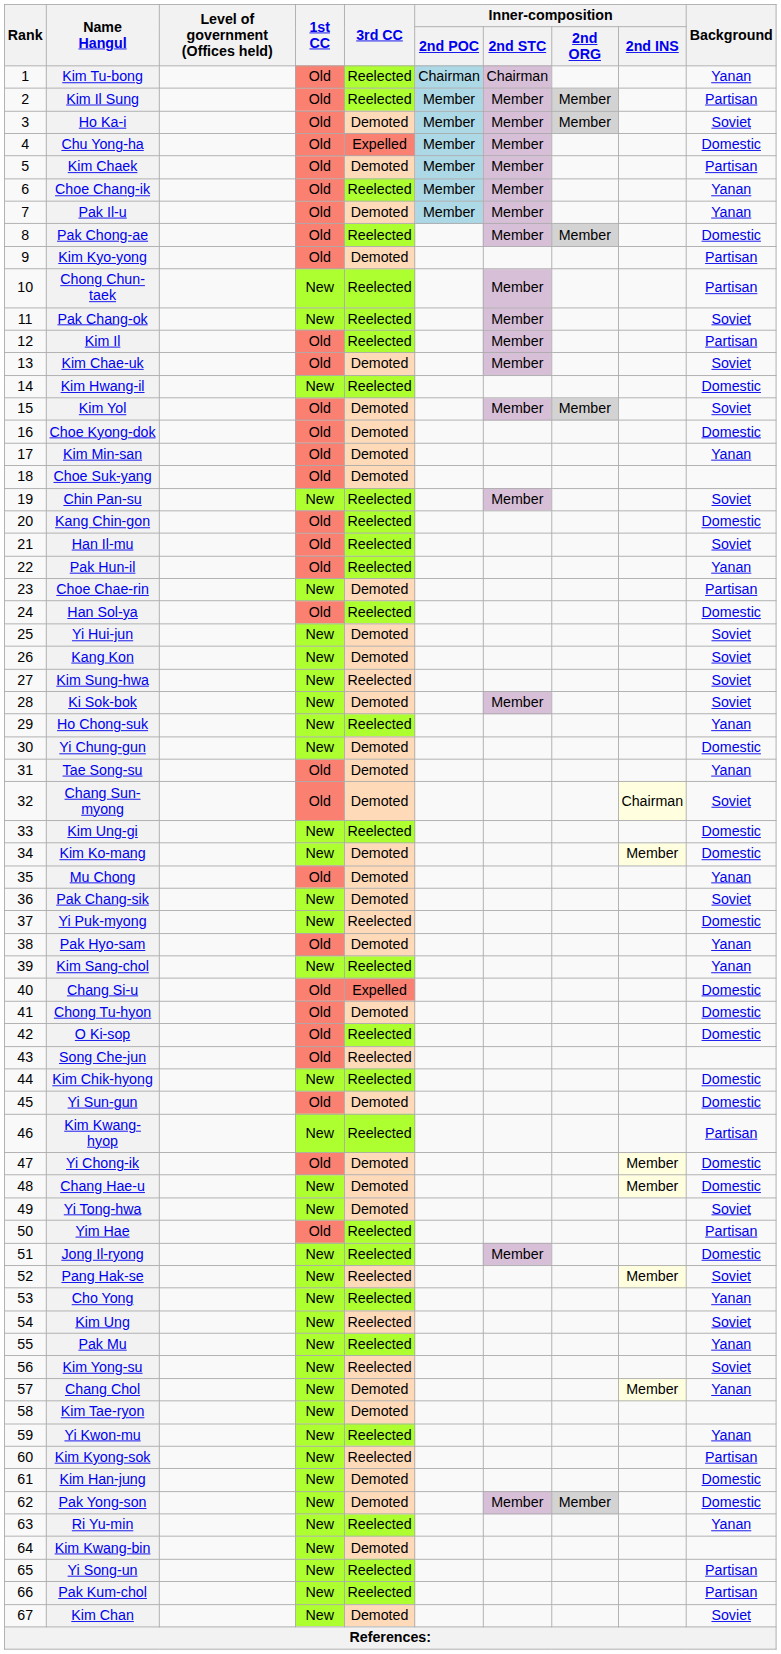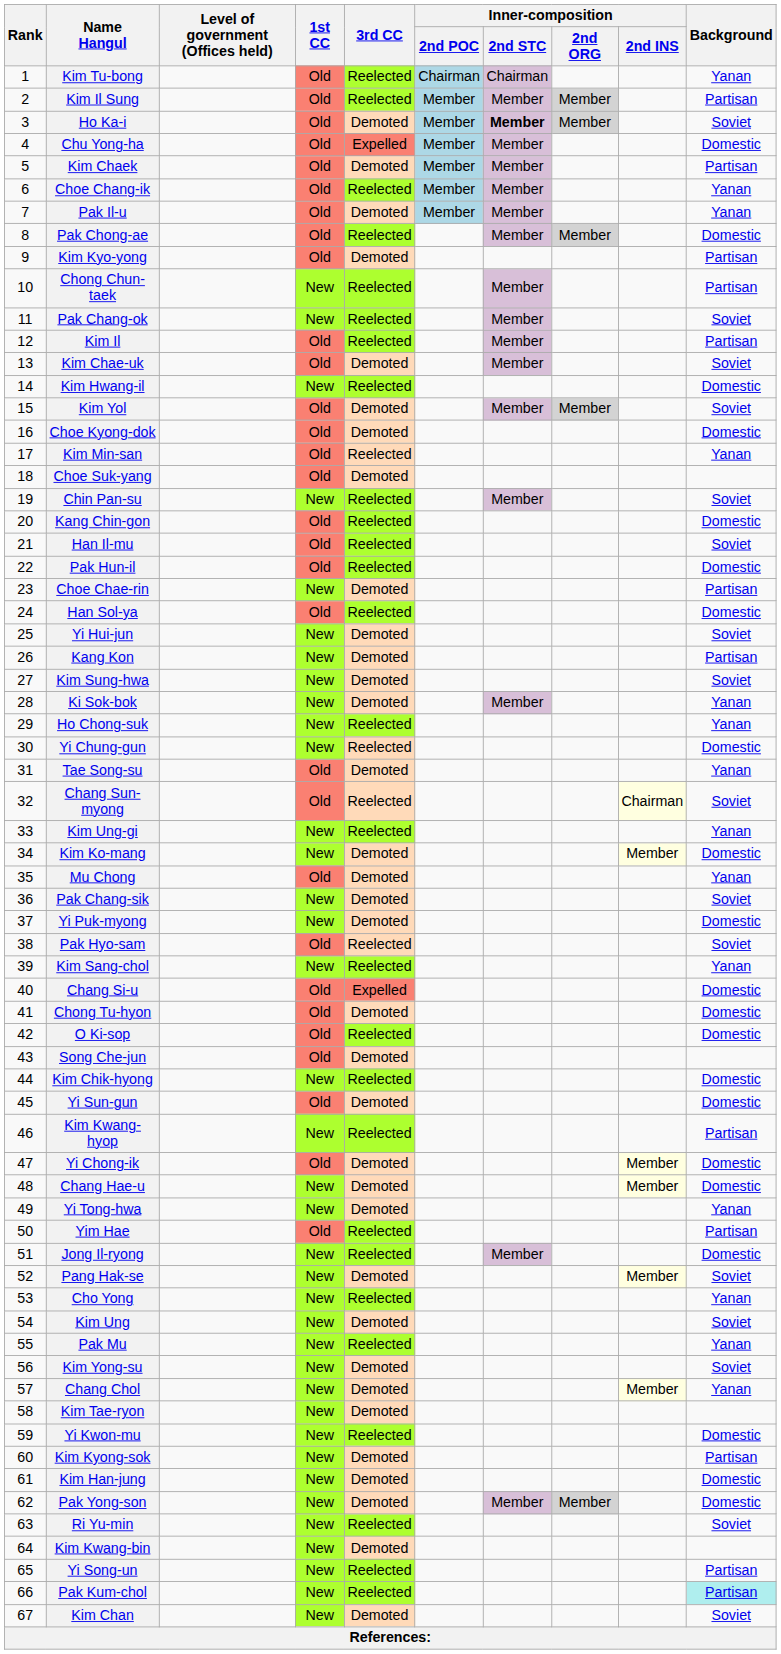(517, 122) normal -> (517, 122) bold
(380, 454) Demoted -> (380, 454) Reelected
(731, 567) Yanan -> (731, 567) Domestic
(731, 657) Soviet -> (731, 657) Partisan
(380, 680) Reelected -> (380, 680) Demoted
(731, 702) Soviet -> (731, 702) Yanan
(380, 747) Demoted -> (380, 747) Reelected
(380, 801) Demoted -> (380, 801) Reelected
(731, 831) Domestic -> (731, 831) Yanan
(380, 922) Reelected -> (380, 922) Demoted
(380, 944) Demoted -> (380, 944) Reelected
(731, 944) Yanan -> (731, 944) Soviet
(380, 1057) Reelected -> (380, 1057) Demoted
(731, 1209) Soviet -> (731, 1209) Yanan
(380, 1276) Reelected -> (380, 1276) Demoted
(380, 1321) Reelected -> (380, 1321) Demoted
(380, 1367) Reelected -> (380, 1367) Demoted
(731, 1434) Yanan -> (731, 1434) Domestic
(380, 1457) Reelected -> (380, 1457) Demoted
(731, 1525) Yanan -> (731, 1525) Soviet
(731, 1592) no background -> (731, 1592) paleturquoise background
